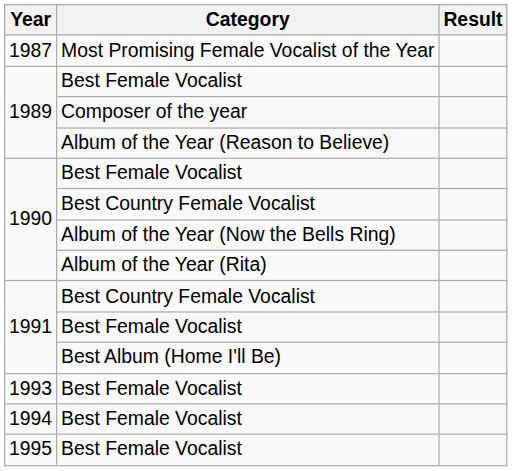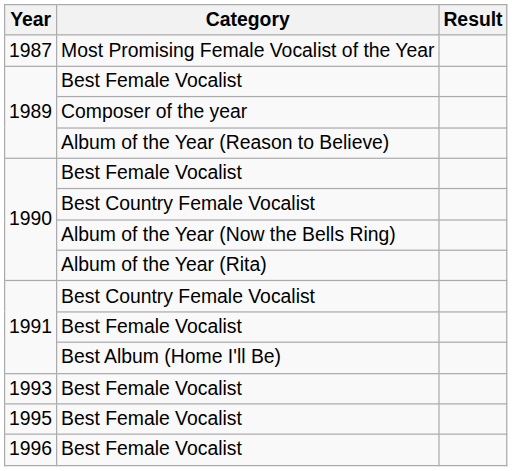- row: (31, 419)
+ row: (31, 449)
